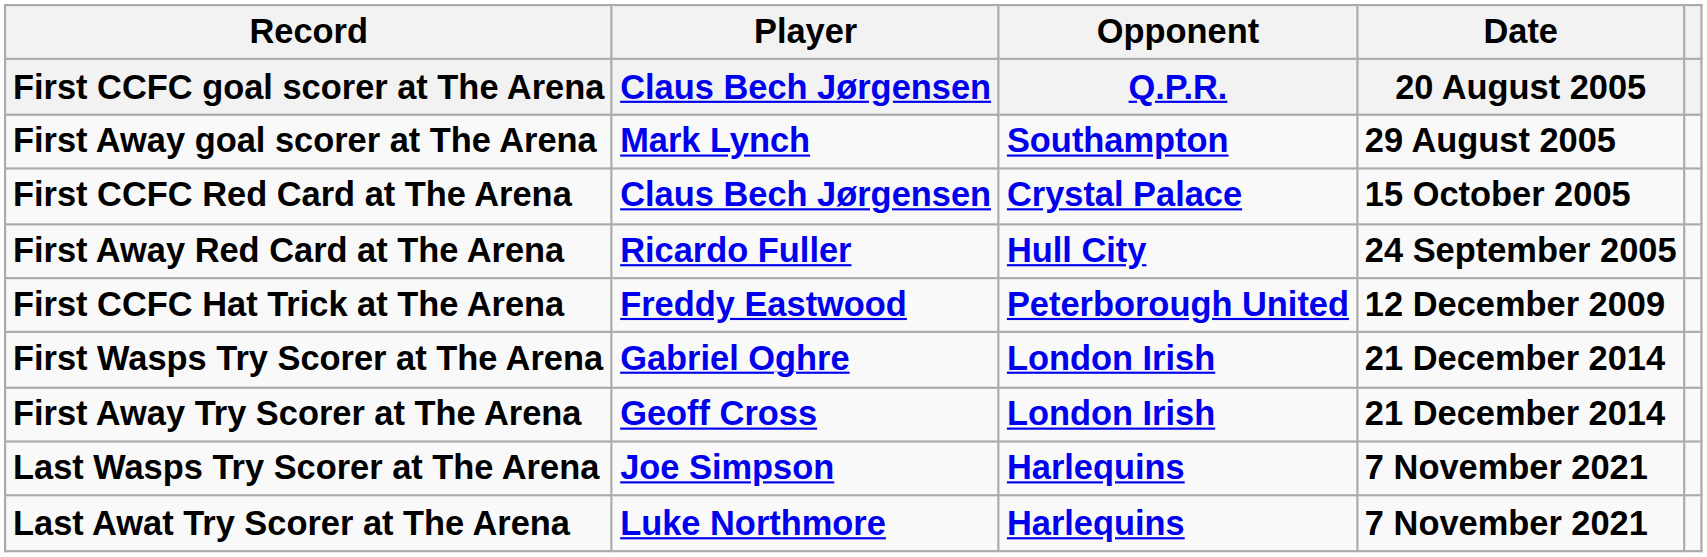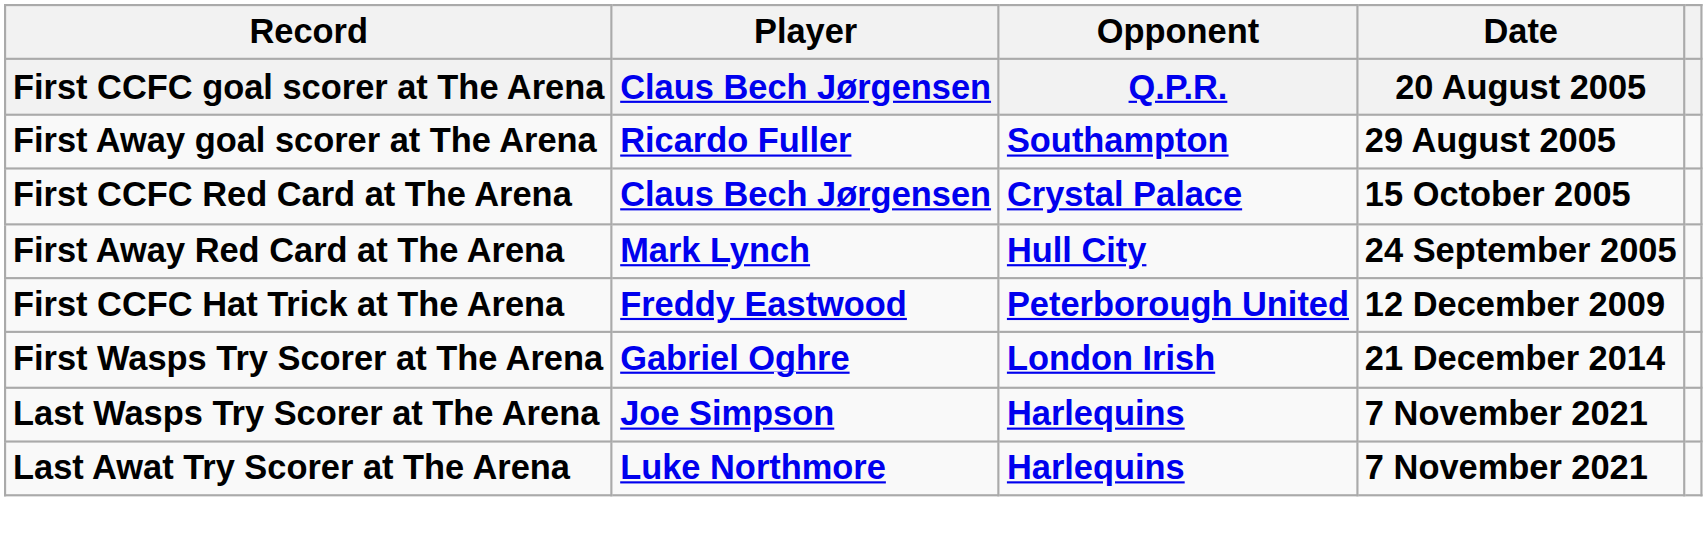(715, 140) Mark Lynch -> (736, 140) Ricardo Fuller
(736, 250) Ricardo Fuller -> (715, 250) Mark Lynch
- row: (297, 413)
